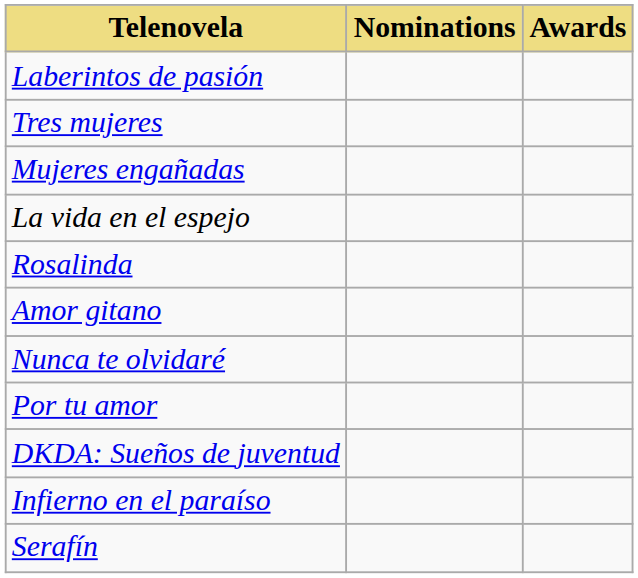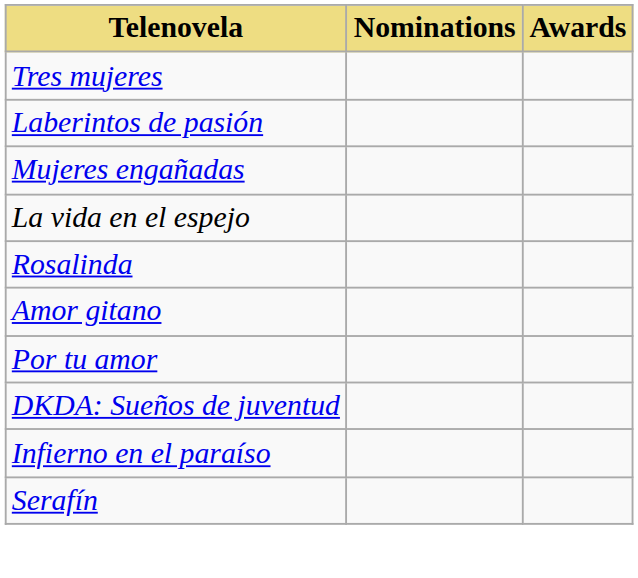rows swapped: (137, 75) <-> (87, 122)
- row: (118, 358)
